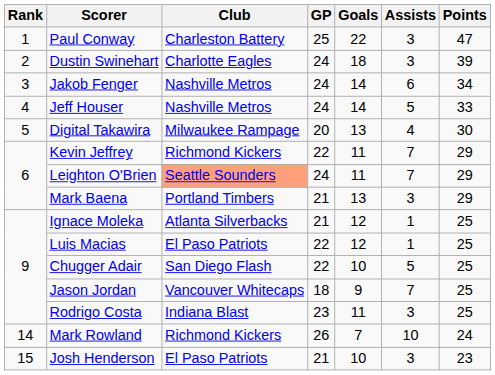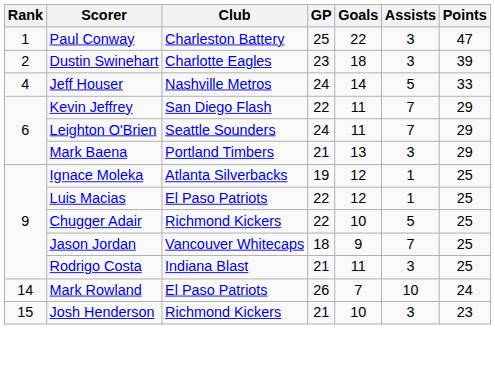(321, 61) 24 -> (321, 61) 23
- row: (94, 84)
- row: (100, 130)
(223, 152) Richmond Kickers -> (218, 107) San Diego Flash
(220, 175) lightsalmon background -> (220, 130) no background
(321, 221) 21 -> (321, 175) 19
(218, 267) San Diego Flash -> (223, 221) Richmond Kickers
(321, 312) 23 -> (321, 267) 21
(223, 335) Richmond Kickers -> (216, 289) El Paso Patriots
(216, 358) El Paso Patriots -> (223, 312) Richmond Kickers
